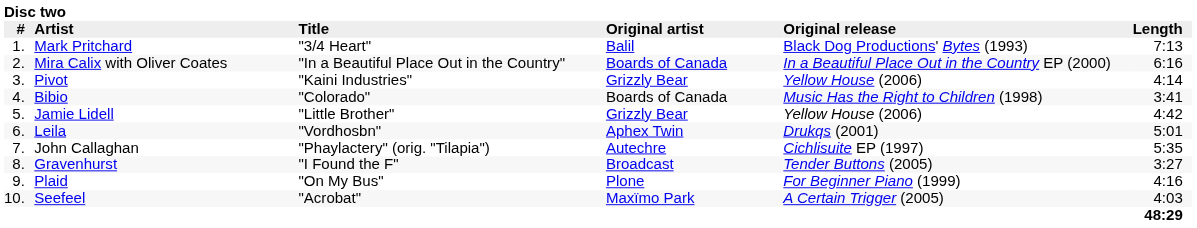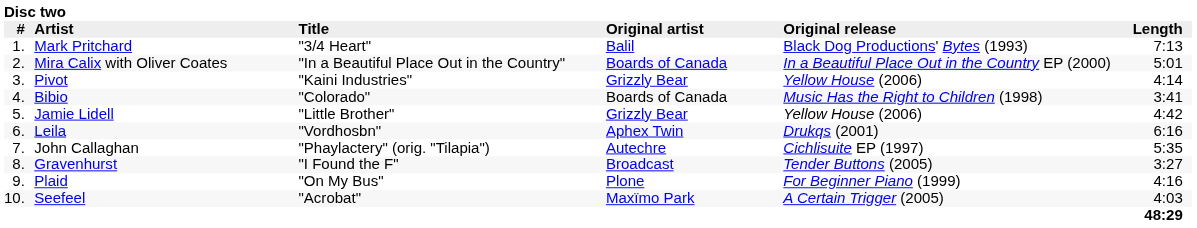(1168, 63) 6:16 -> (1168, 63) 5:01
(1168, 130) 5:01 -> (1168, 130) 6:16
